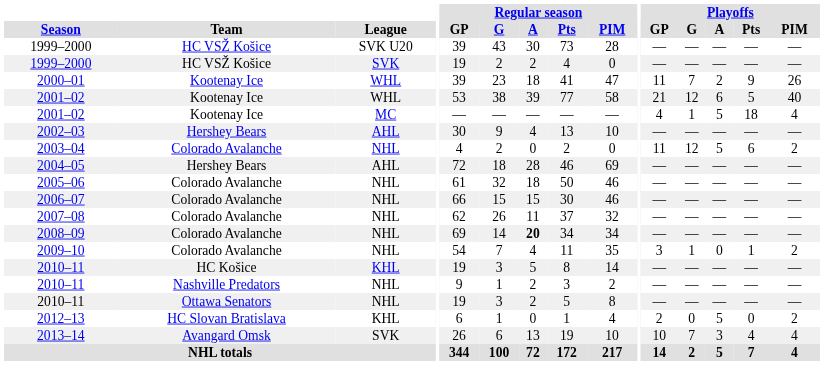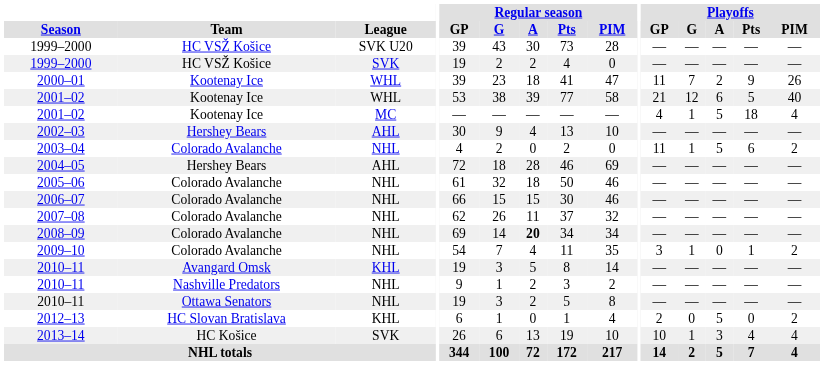(692, 148) 12 -> (692, 148) 1
(227, 267) HC Košice -> (227, 267) Avangard Omsk
(227, 335) Avangard Omsk -> (227, 335) HC Košice
(692, 335) 7 -> (692, 335) 1
